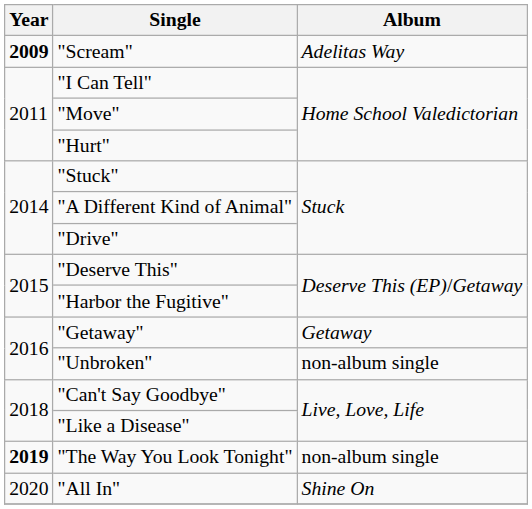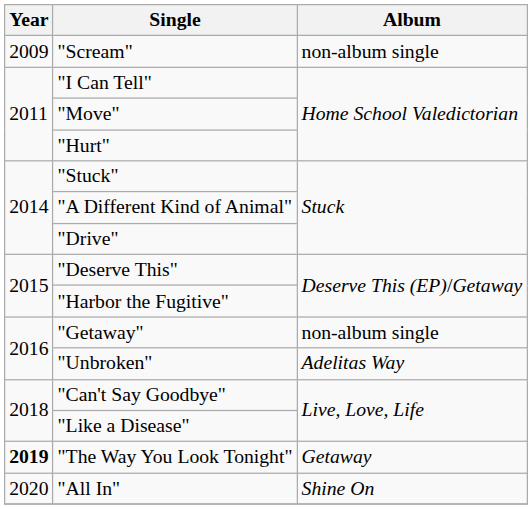(29, 51) bold -> (29, 51) normal
(353, 51) Adelitas Way -> (370, 51) non-album single
(337, 332) Getaway -> (370, 332) non-album single
(370, 363) non-album single -> (353, 363) Adelitas Way
(370, 457) non-album single -> (337, 457) Getaway
